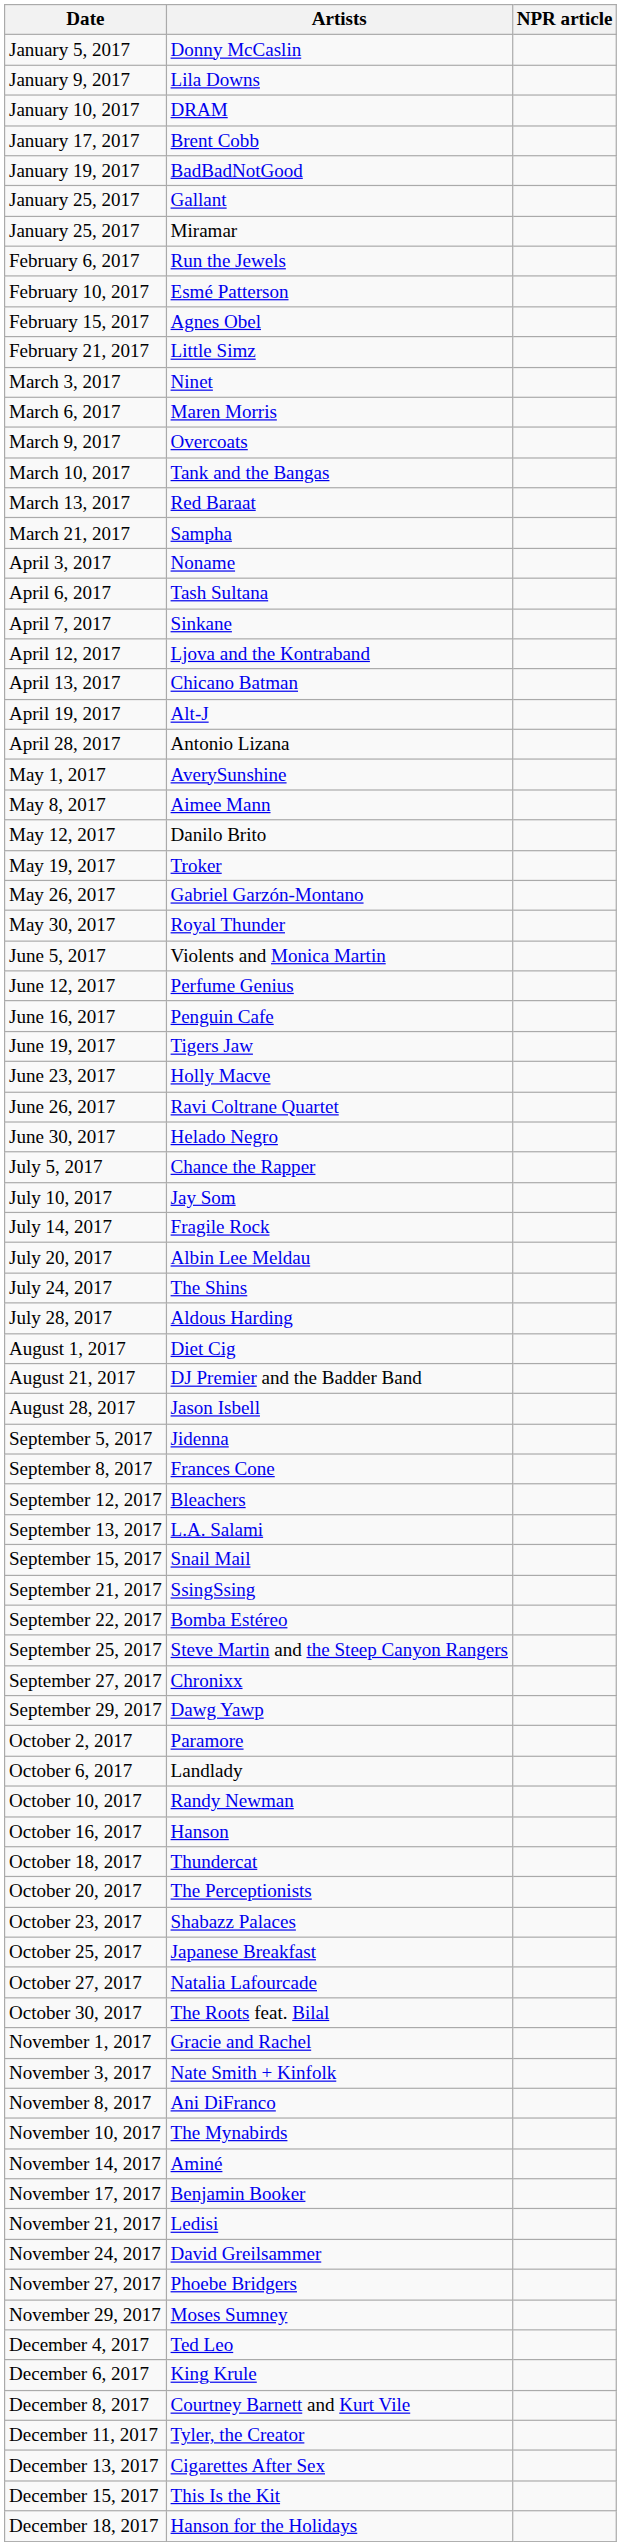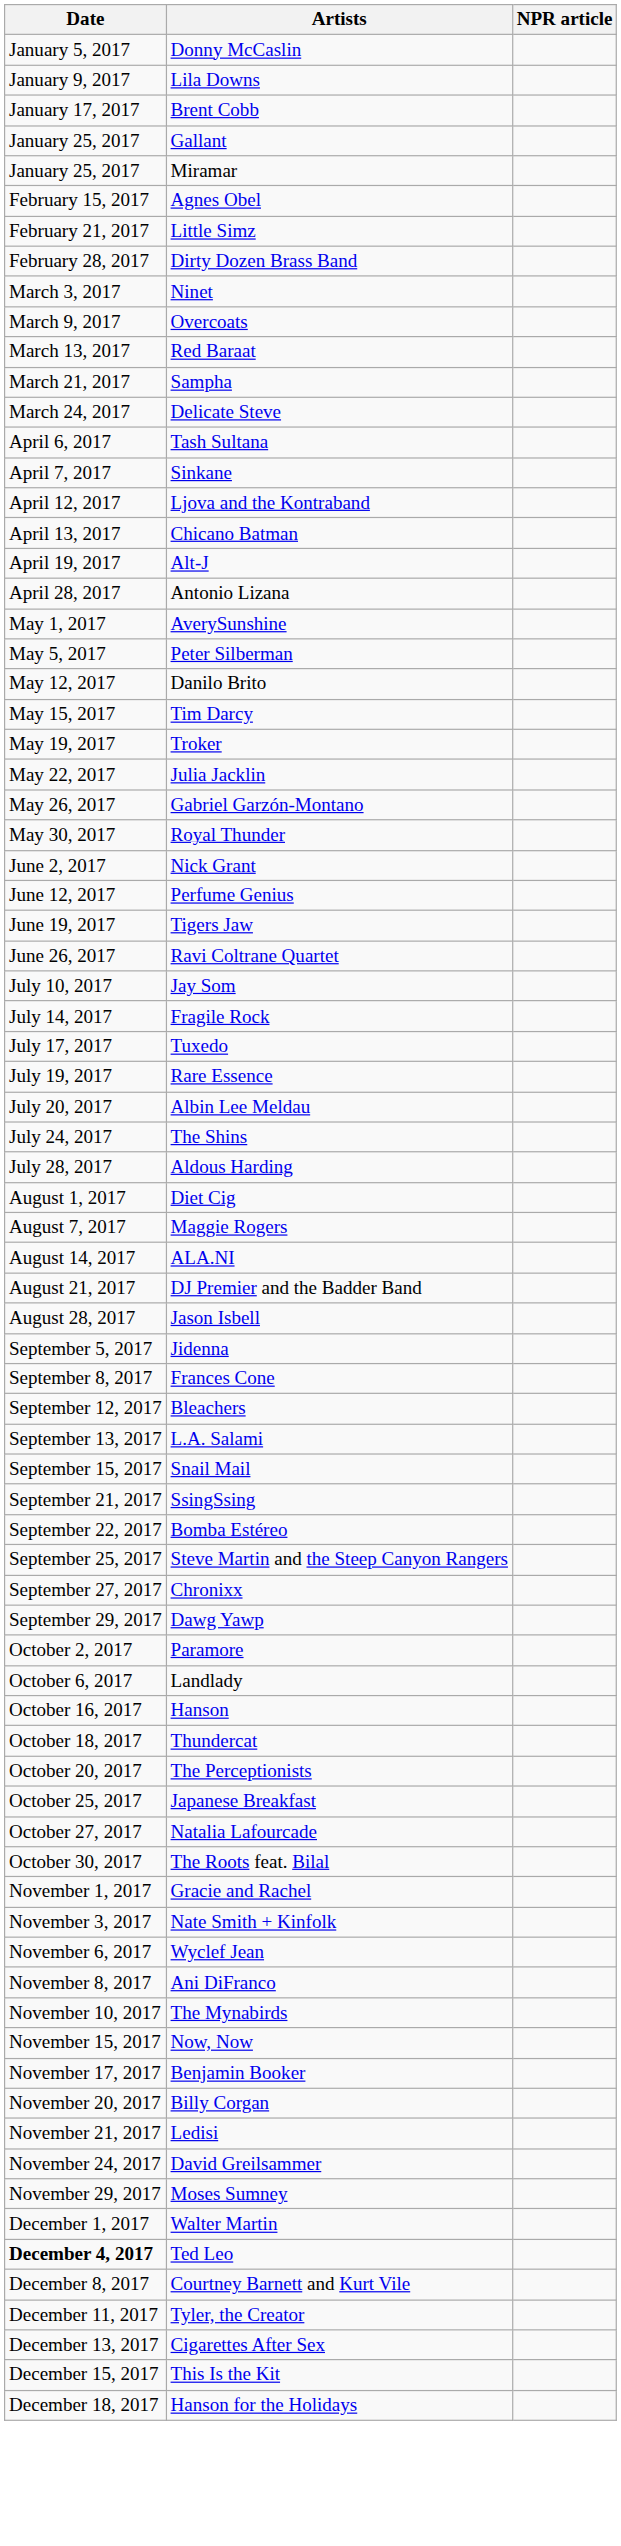- row: (199, 110)
- row: (237, 170)
- row: (228, 261)
- row: (230, 291)
+ row: (264, 261)
- row: (224, 412)
- row: (250, 472)
+ row: (226, 412)
- row: (203, 563)
+ row: (232, 653)
- row: (221, 804)
+ row: (212, 714)
+ row: (218, 774)
+ row: (213, 865)
- row: (278, 955)
- row: (222, 1016)
- row: (221, 1076)
- row: (224, 1136)
- row: (243, 1167)
+ row: (199, 1046)
+ row: (222, 1076)
+ row: (229, 1227)
+ row: (203, 1257)
- row: (232, 1801)
- row: (233, 1921)
+ row: (217, 1952)
- row: (196, 2163)
+ row: (212, 2042)
+ row: (220, 2103)
- row: (234, 2284)
+ row: (224, 2223)
(79, 2344) normal -> (81, 2254) bold
- row: (214, 2374)
